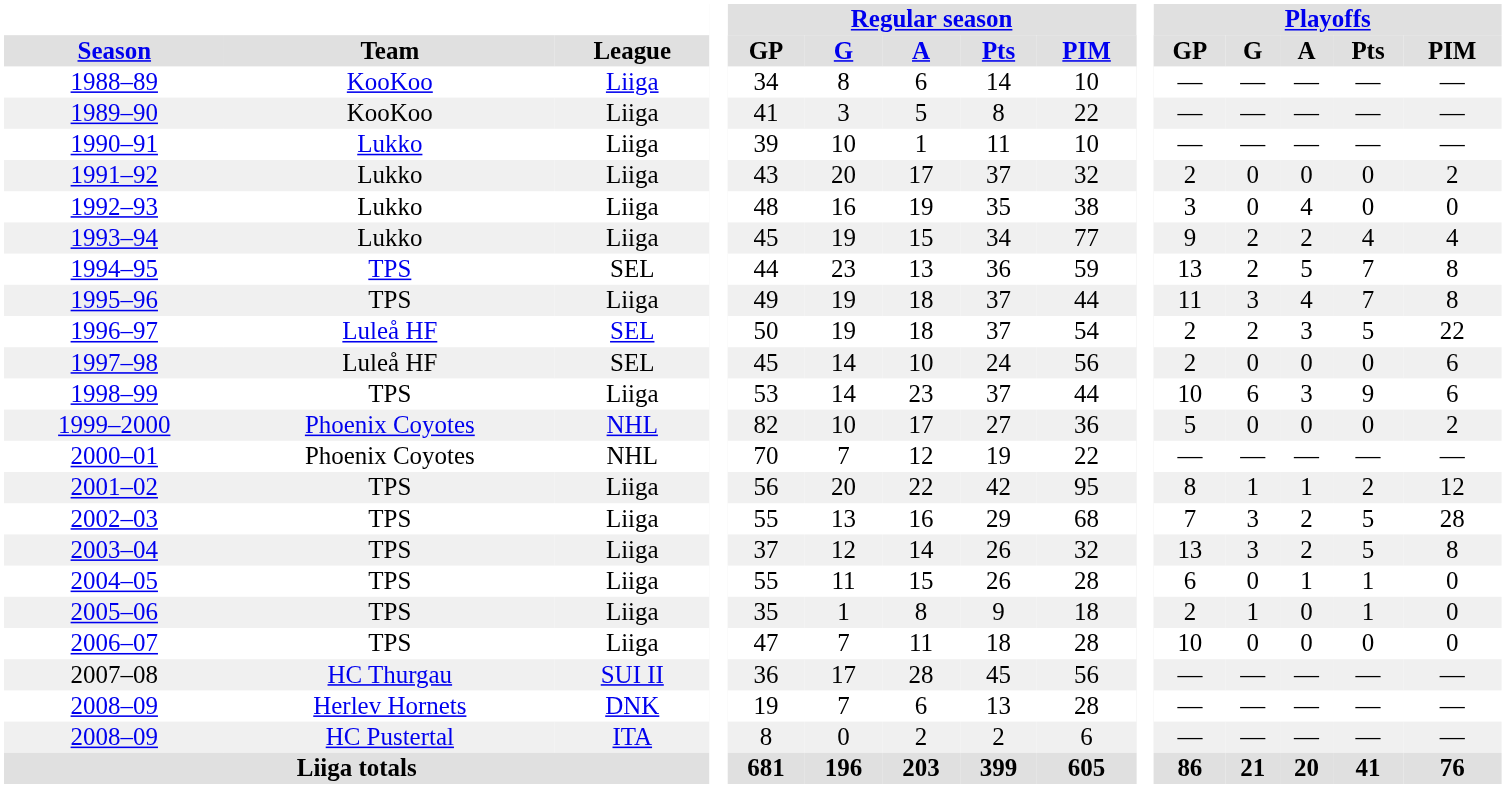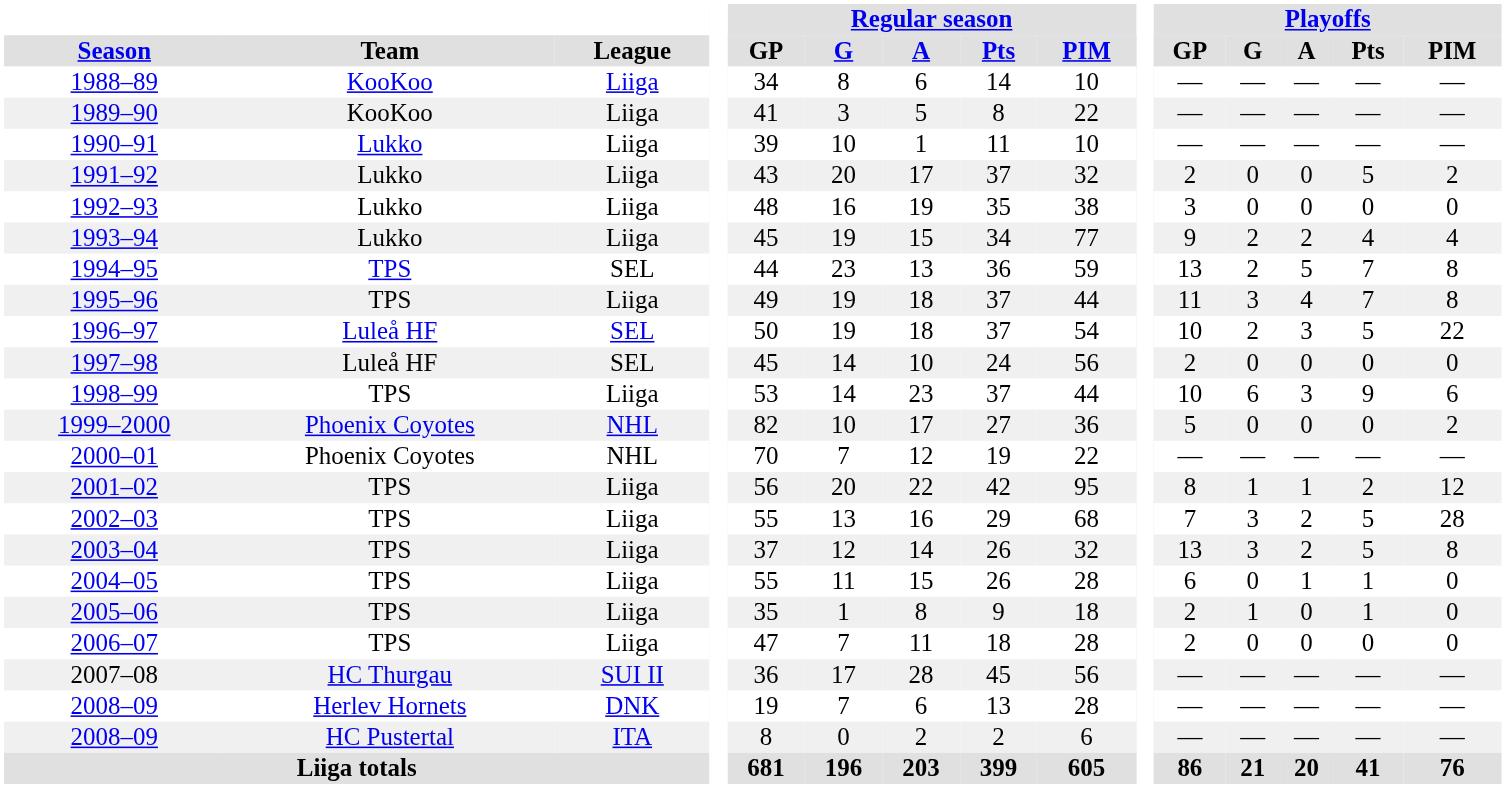(1368, 175) 0 -> (1368, 175) 5
(1306, 206) 4 -> (1306, 206) 0
(1190, 331) 2 -> (1190, 331) 10
(1452, 362) 6 -> (1452, 362) 0
(1190, 643) 10 -> (1190, 643) 2
